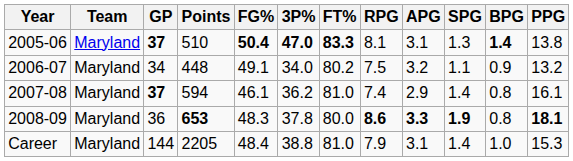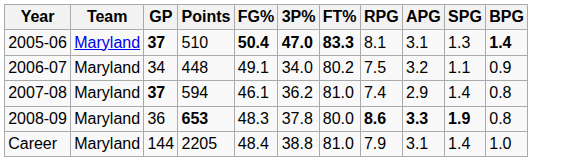- column: (548, 17)
